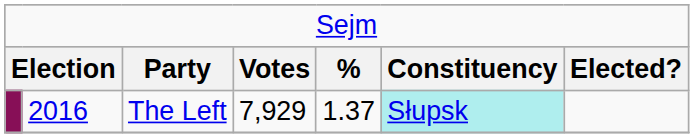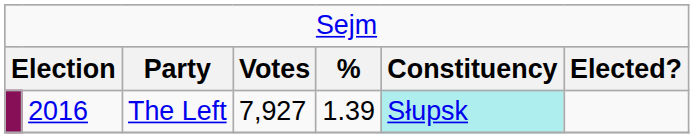(273, 111) 7,929 -> (273, 111) 7,927
(349, 111) 1.37 -> (349, 111) 1.39
